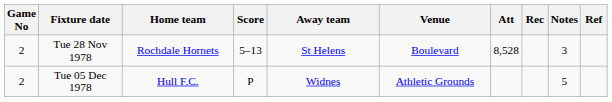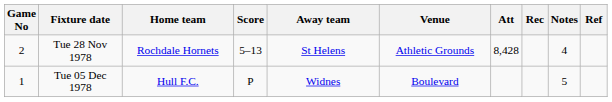(435, 50) Boulevard -> (435, 50) Athletic Grounds
(506, 50) 8,528 -> (506, 50) 8,428
(564, 50) 3 -> (564, 50) 4
(21, 81) 2 -> (21, 81) 1
(435, 81) Athletic Grounds -> (435, 81) Boulevard
